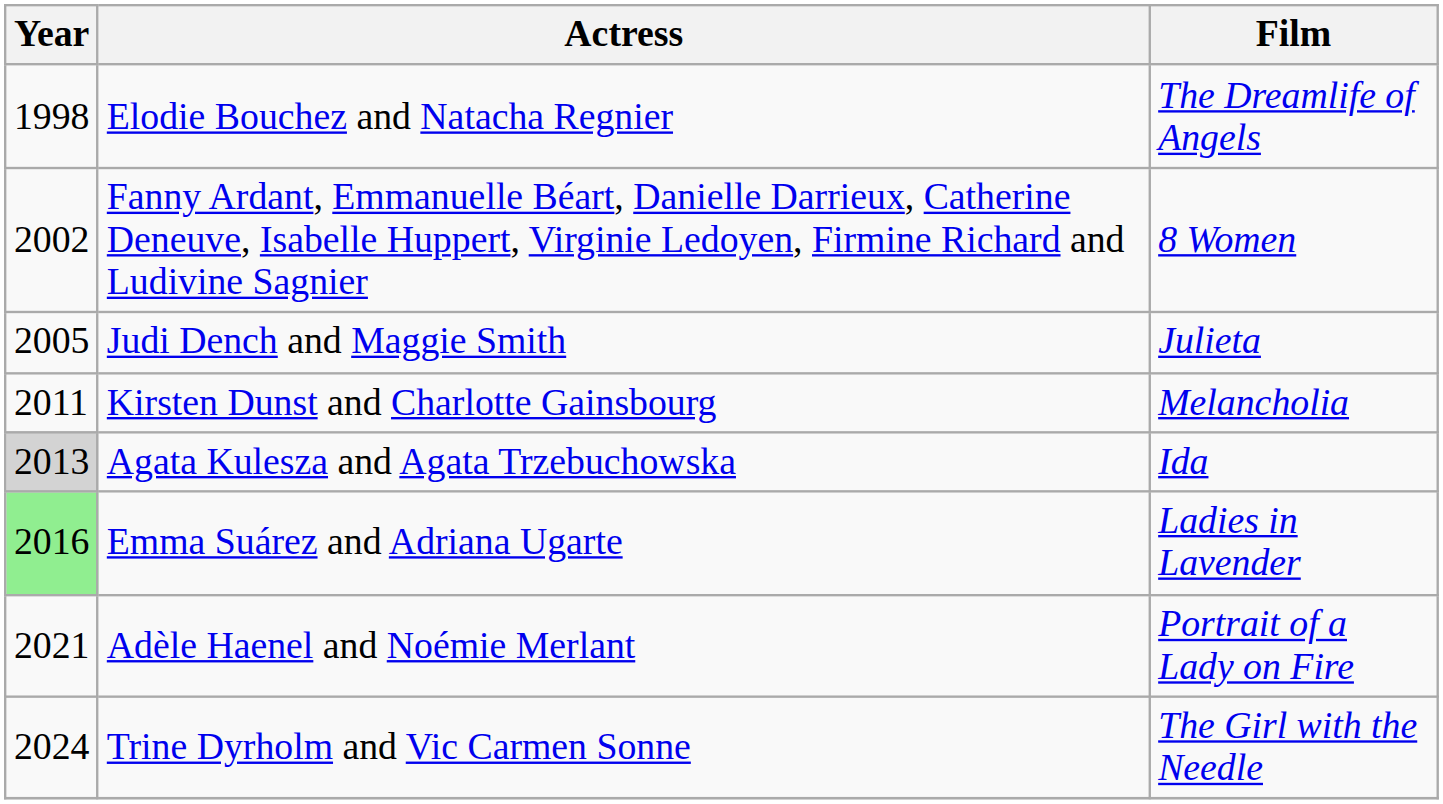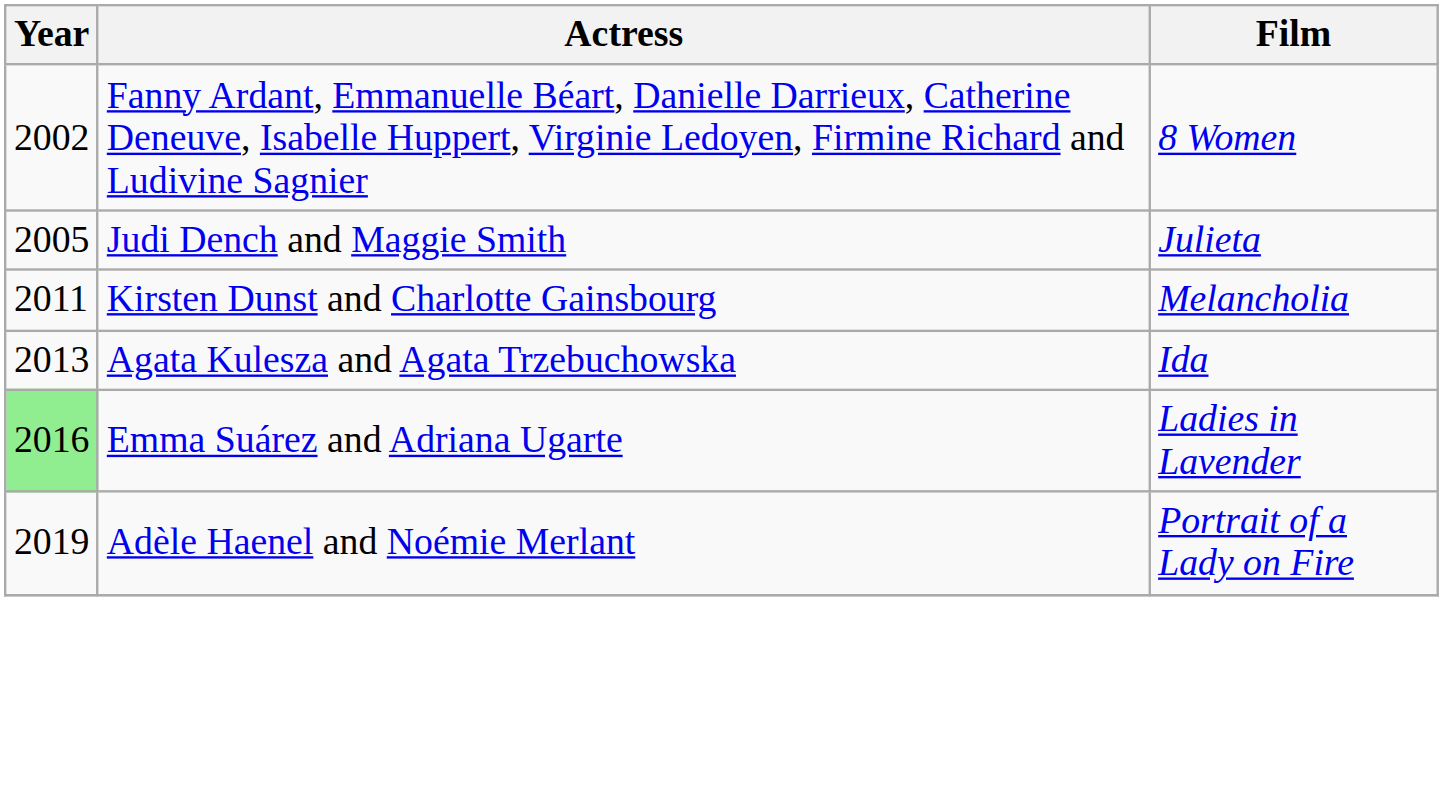- row: (390, 115)
(52, 461) lightgrey background -> (52, 358) no background
(52, 644) 2021 -> (52, 542) 2019
- row: (399, 747)
